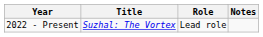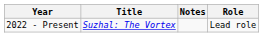columns swapped: (203, 11) <-> (243, 11)
